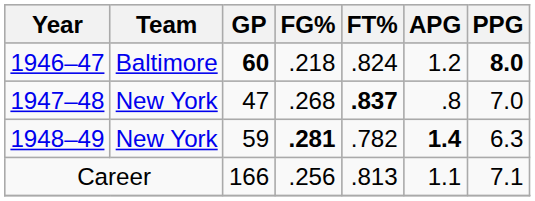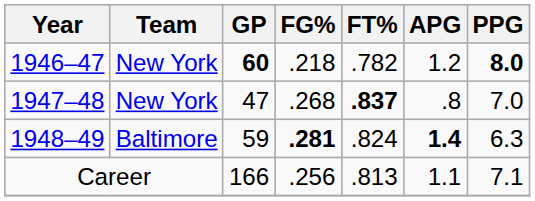(167, 62) Baltimore -> (167, 62) New York
(374, 62) .824 -> (374, 62) .782
(167, 139) New York -> (167, 139) Baltimore
(374, 139) .782 -> (374, 139) .824
